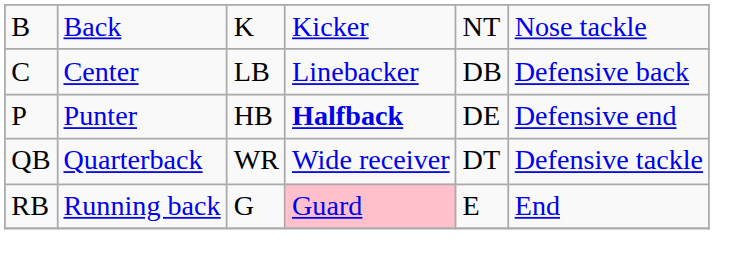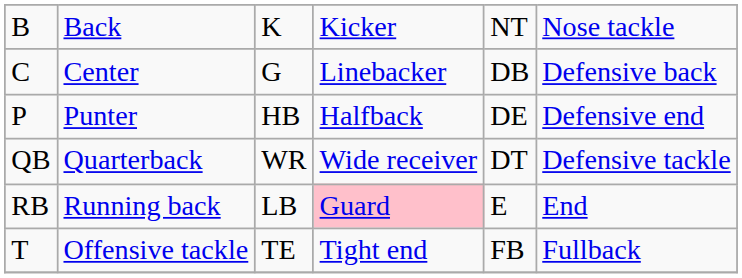(252, 71) LB -> (271, 71) G
(348, 116) bold -> (371, 116) normal
(244, 205) G -> (279, 205) LB
+ row: (156, 250)
